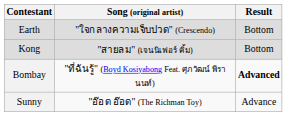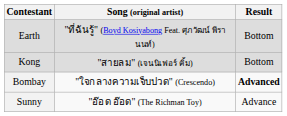(145, 30) "ใจกลางความเจ็บปวด" (Crescendo) -> (145, 36) "ที่ฉันรู้" (Boyd Kosiyabong Feat. ศุภวัฒน์ พีรานนท์)
(145, 76) "ที่ฉันรู้" (Boyd Kosiyabong Feat. ศุภวัฒน์ พีรานนท์) -> (145, 82) "ใจกลางความเจ็บปวด" (Crescendo)
